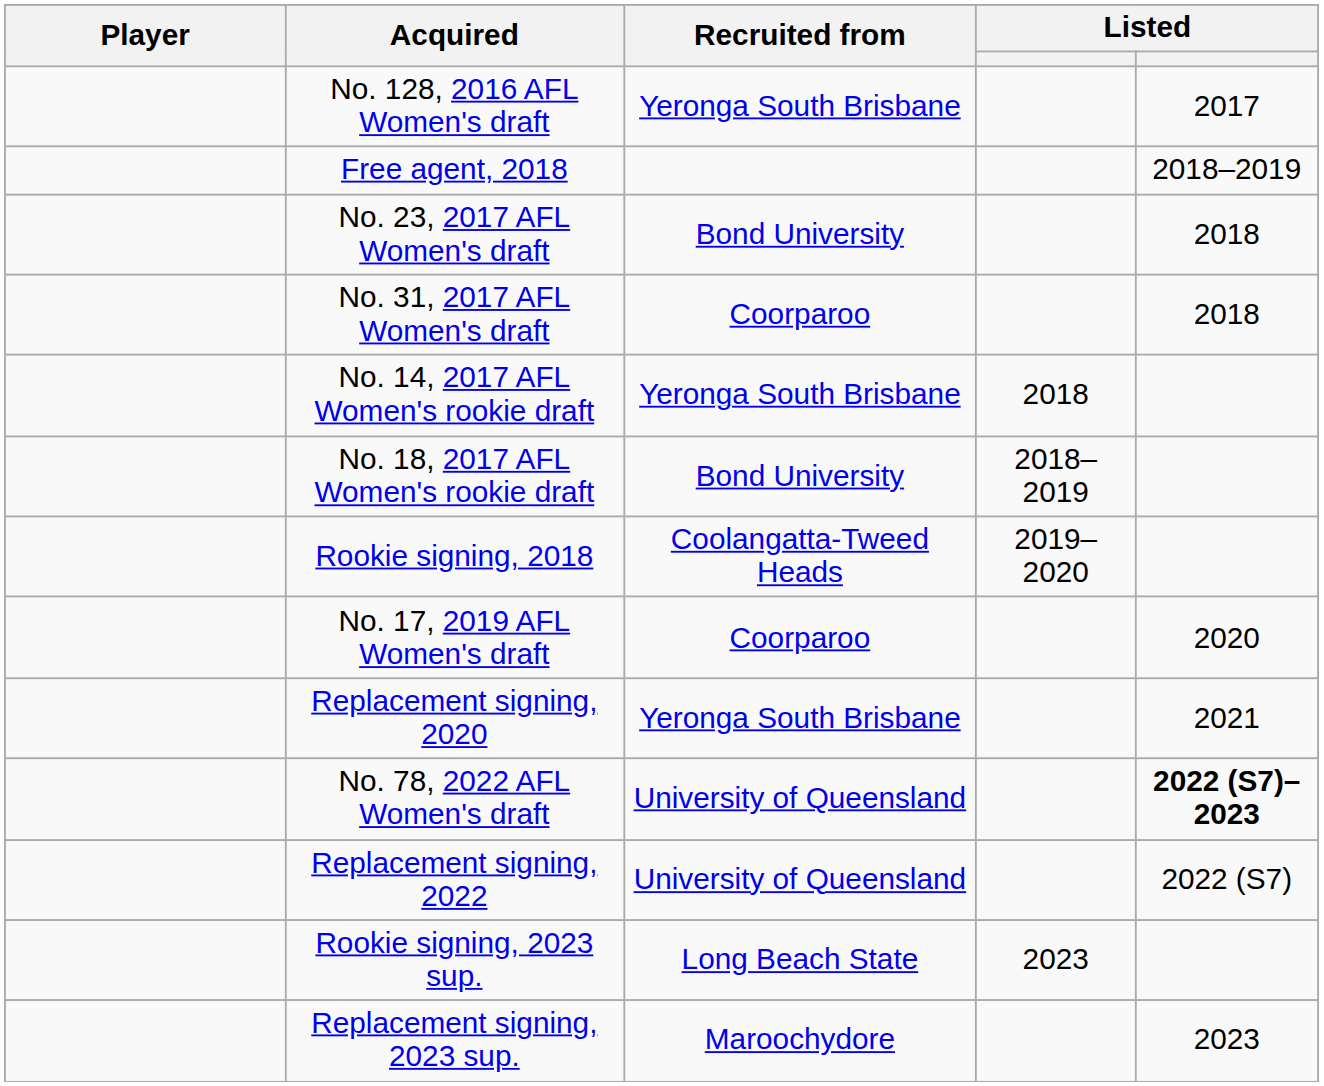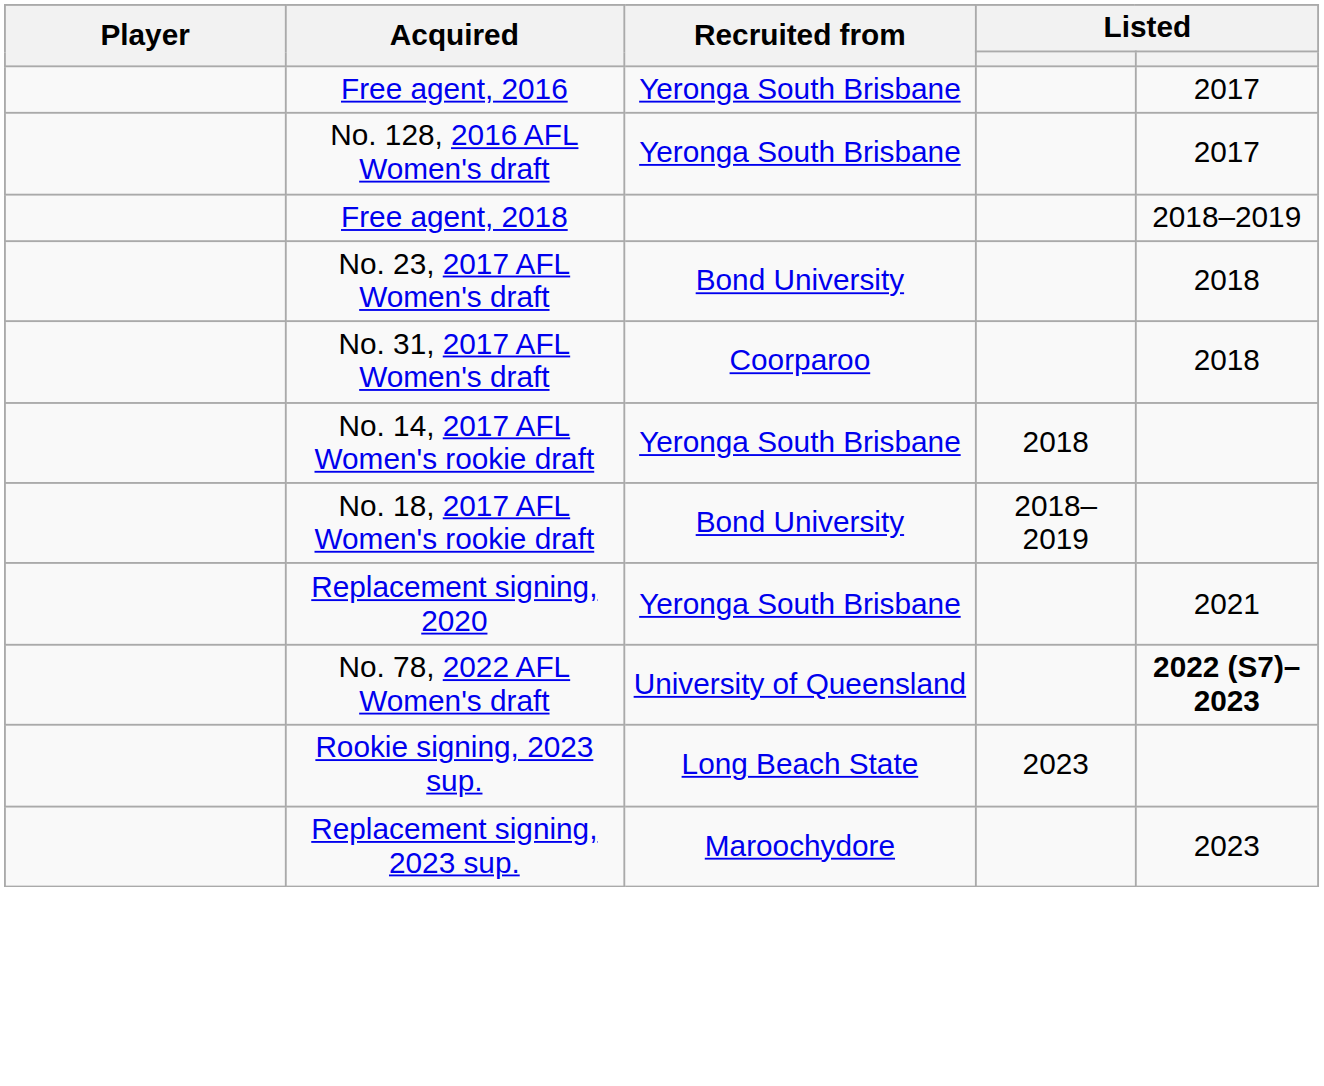+ row: (454, 89)
- row: (454, 556)
- row: (454, 637)
- row: (454, 879)
